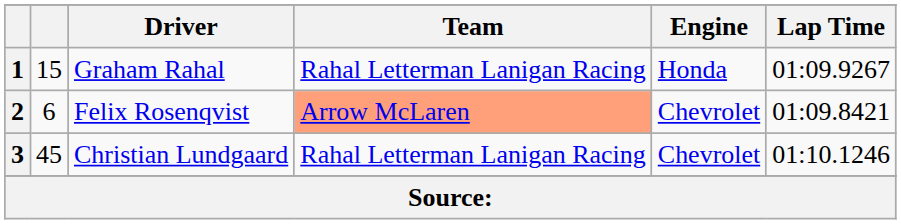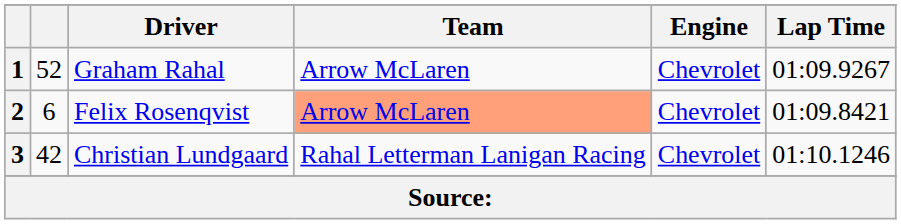(49, 68) 15 -> (49, 68) 52
(473, 68) Rahal Letterman Lanigan Racing -> (385, 68) Arrow McLaren
(692, 68) Honda -> (709, 68) Chevrolet
(49, 154) 45 -> (49, 154) 42
